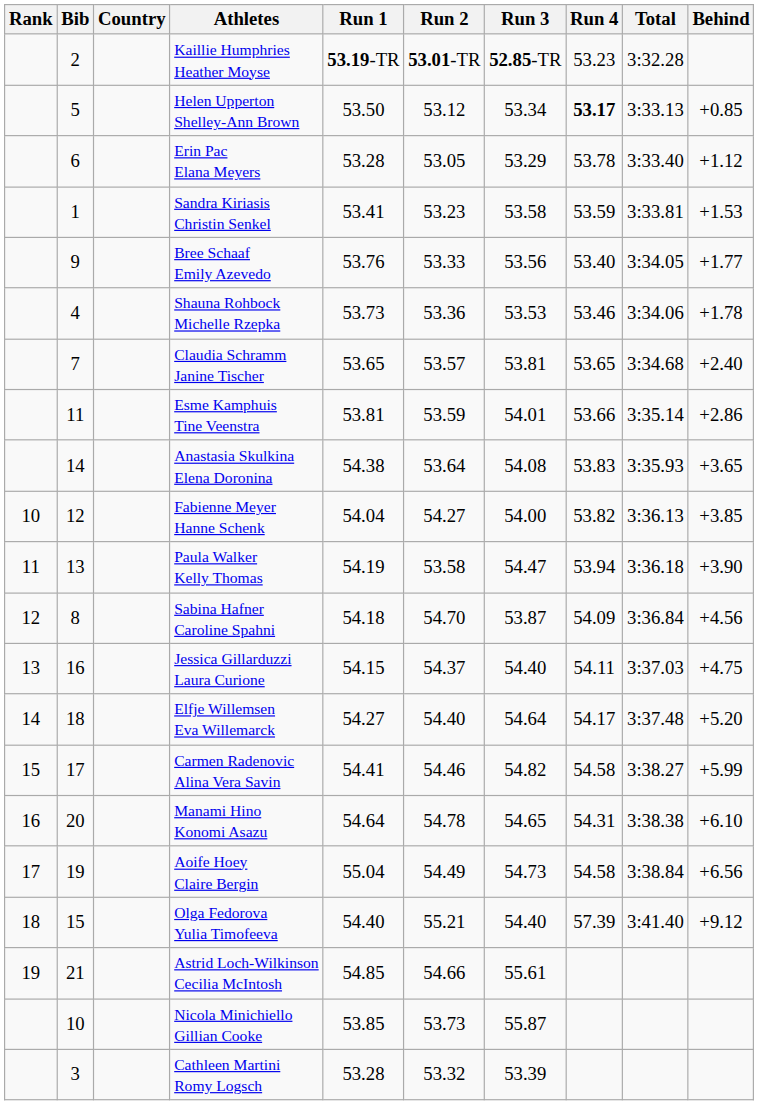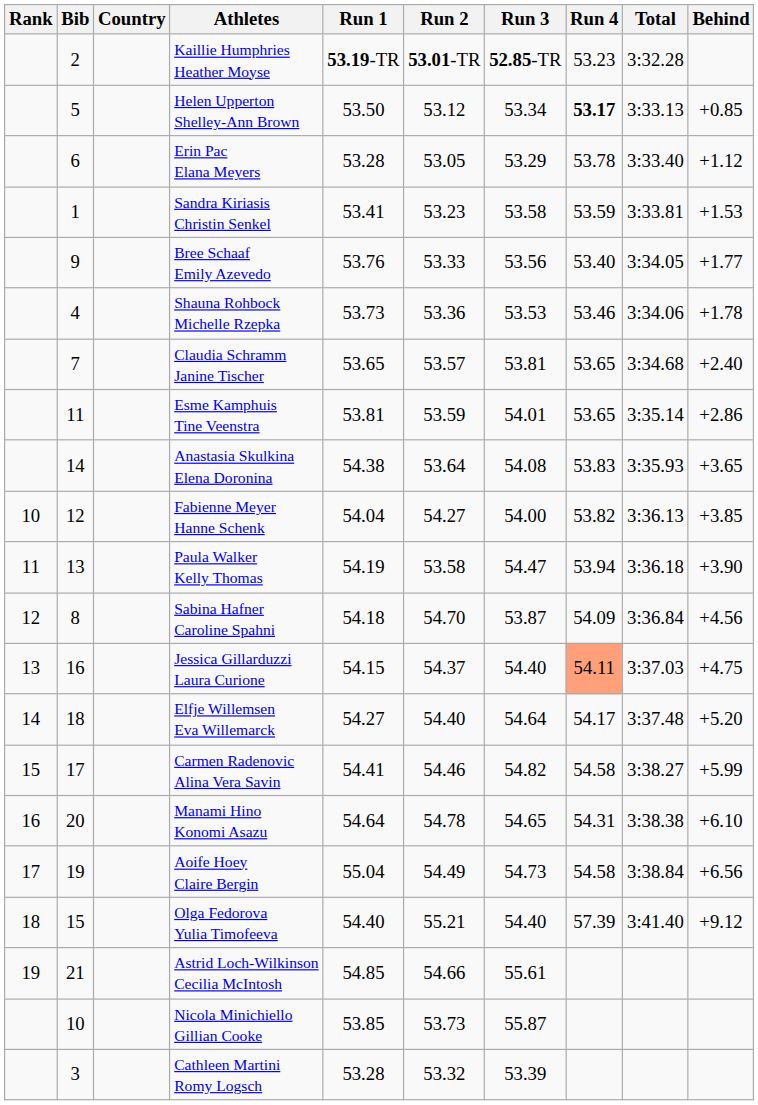(594, 414) 53.66 -> (594, 414) 53.65
(594, 668) no background -> (594, 668) lightsalmon background
